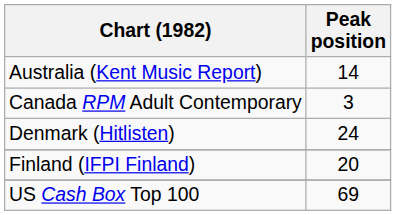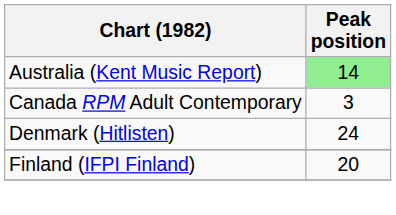(348, 72) no background -> (348, 72) lightgreen background
- row: (104, 195)
